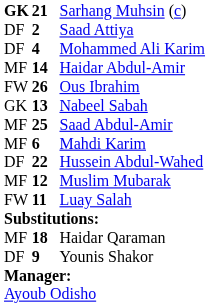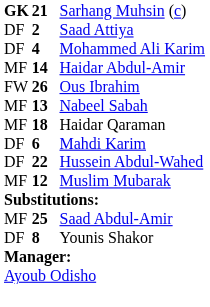(16, 105) GK -> (16, 105) MF
rows swapped: (116, 124) <-> (112, 237)
(16, 143) MF -> (14, 143) DF
- row: (96, 200)
(36, 256) 9 -> (36, 237) 8
